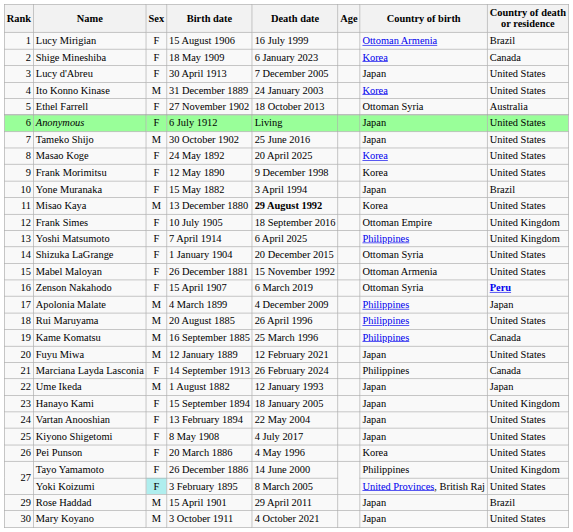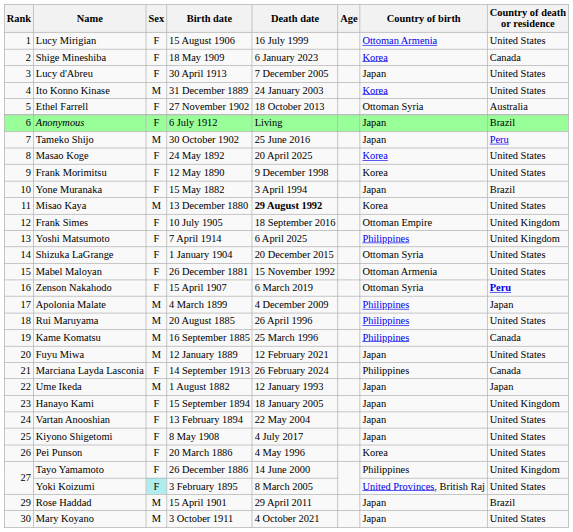(502, 40) Brazil -> (518, 40) United States
(518, 123) United States -> (502, 123) Brazil
(518, 139) United States -> (499, 139) Peru
